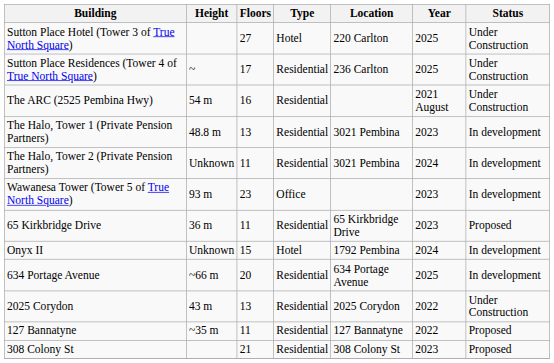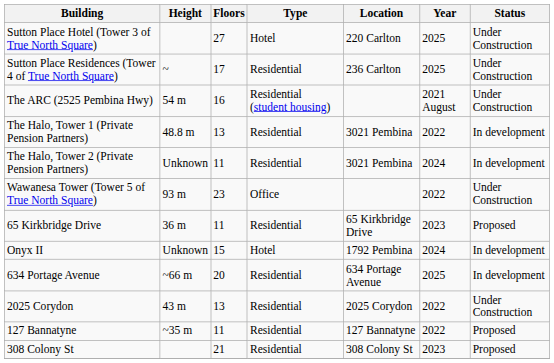(302, 100) Residential -> (290, 100) Residential (student housing)
(427, 132) 2023 -> (434, 132) 2022
(427, 194) 2023 -> (434, 194) 2022
(505, 194) In development -> (502, 194) Under Construction
